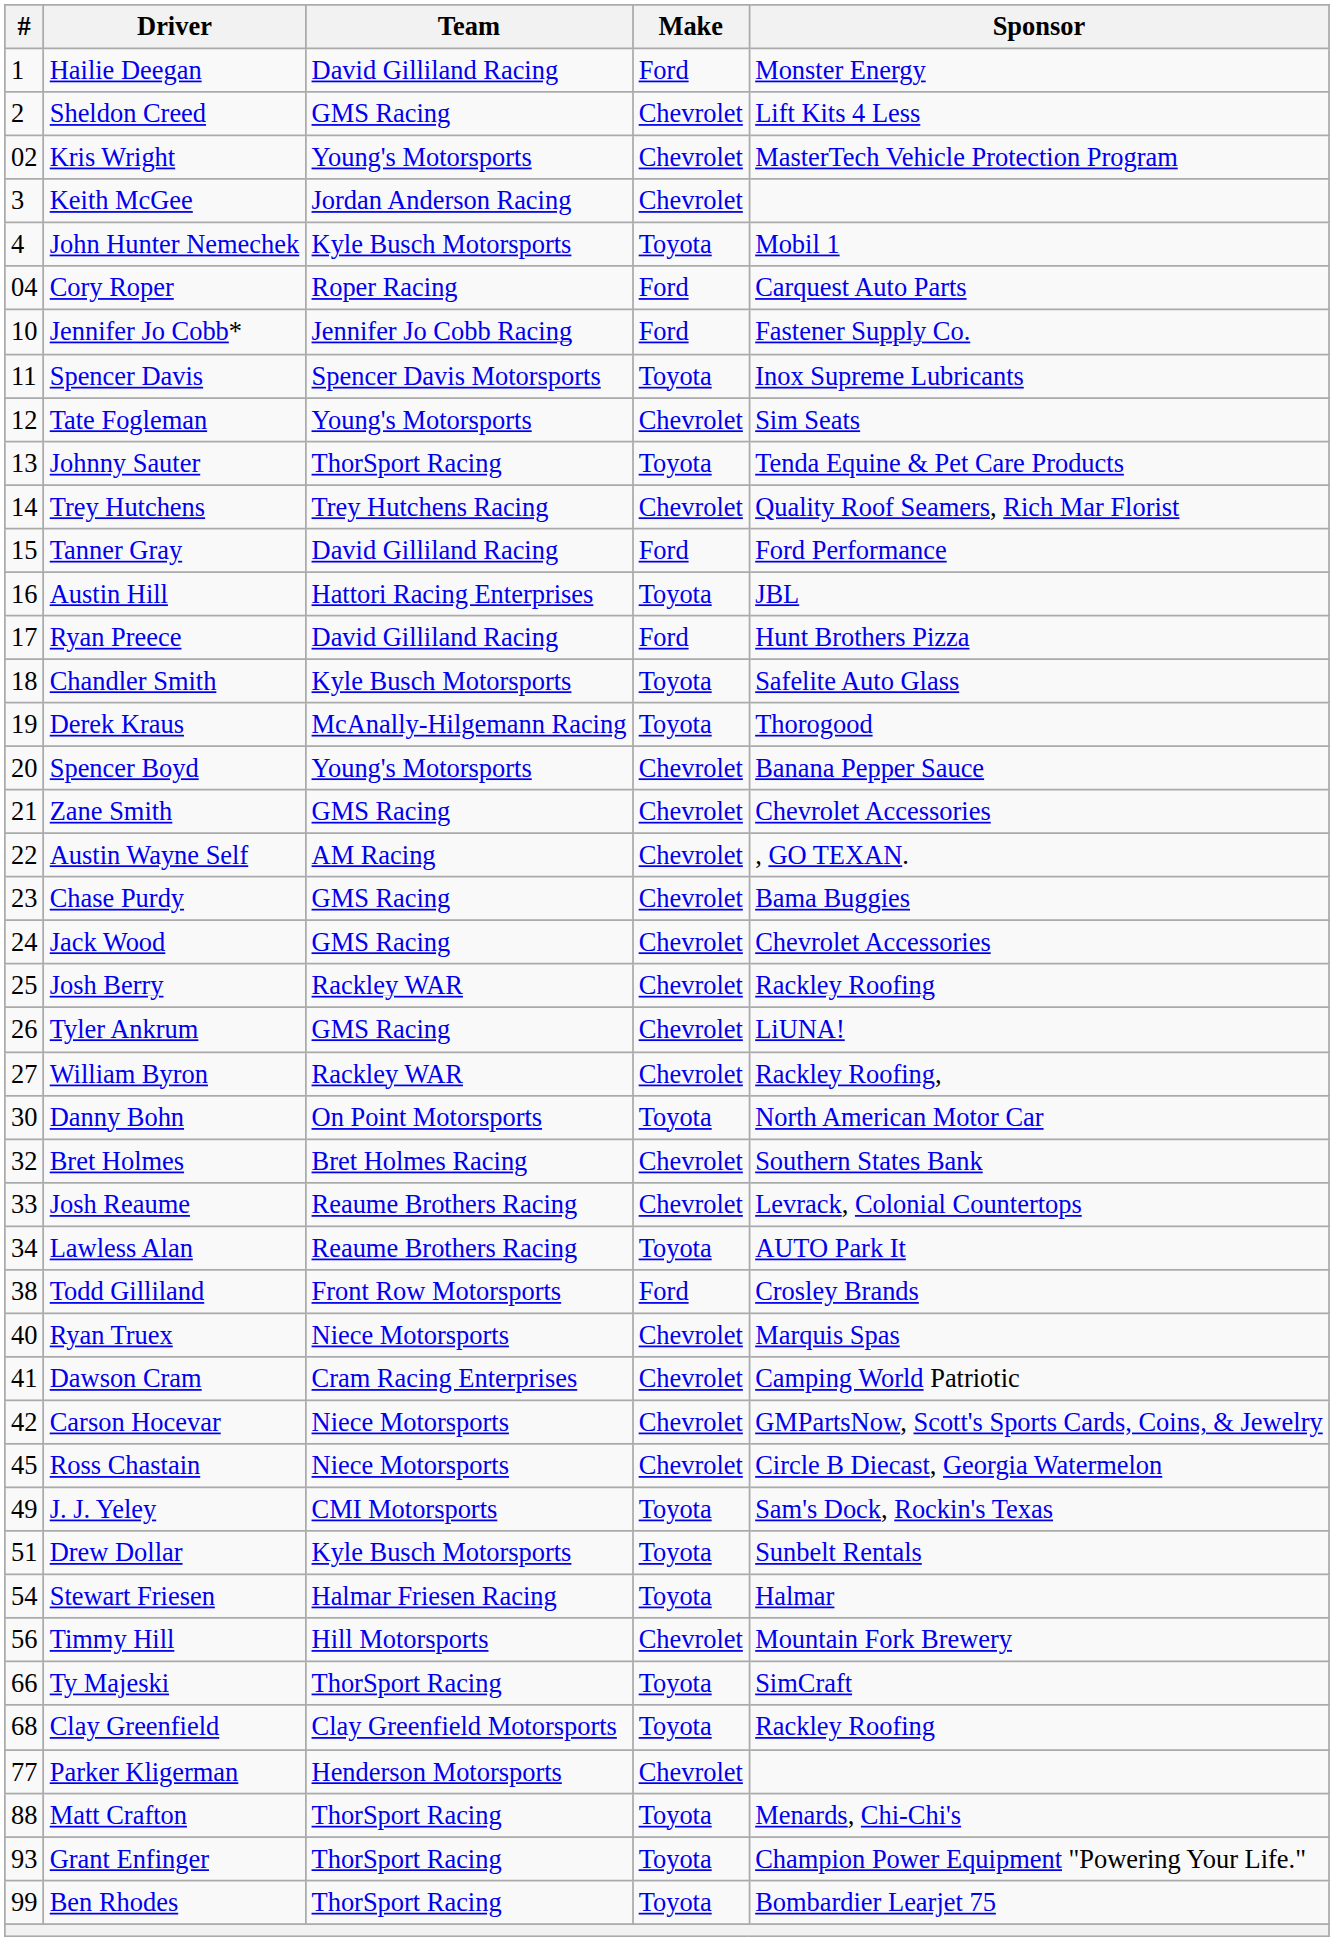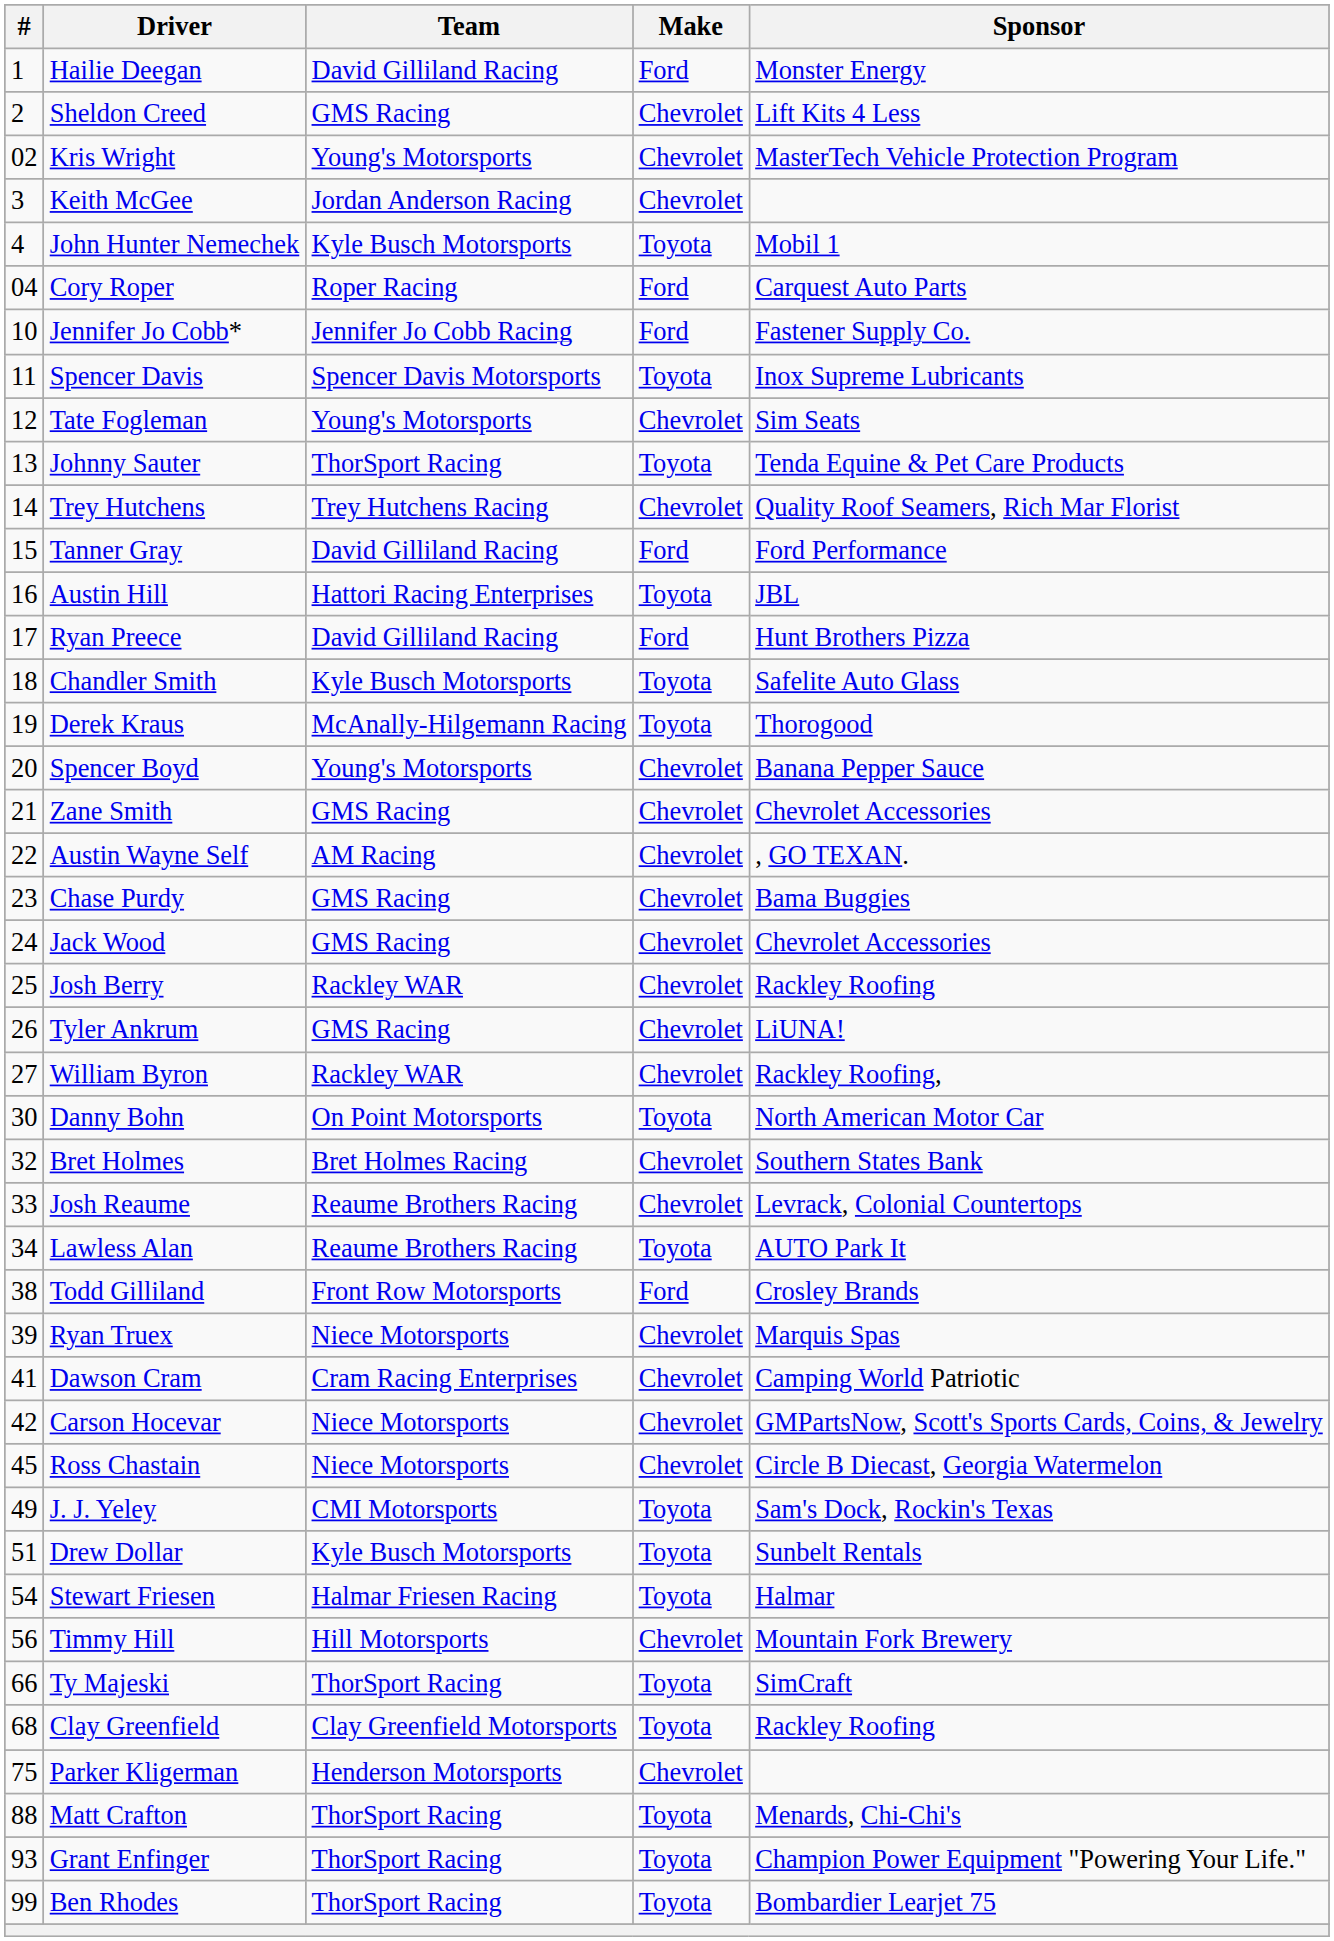(24, 1334) 40 -> (24, 1334) 39
(24, 1770) 77 -> (24, 1770) 75
